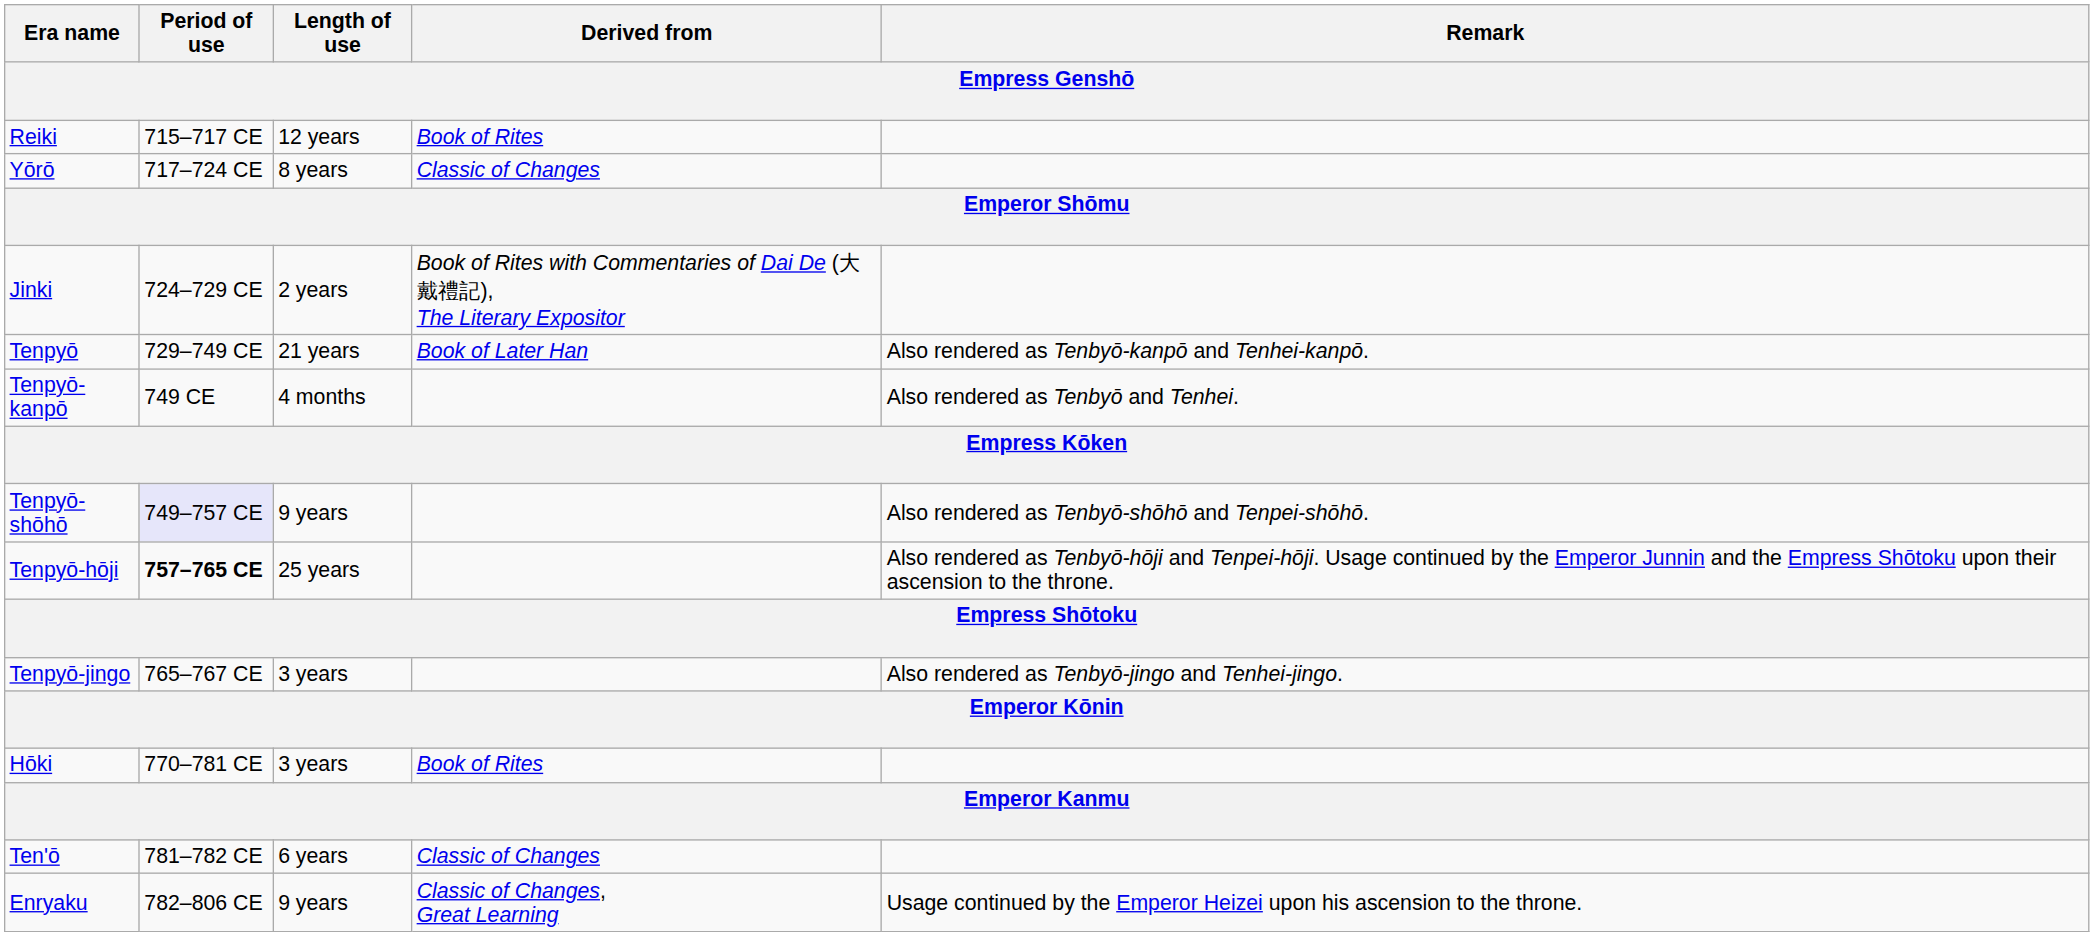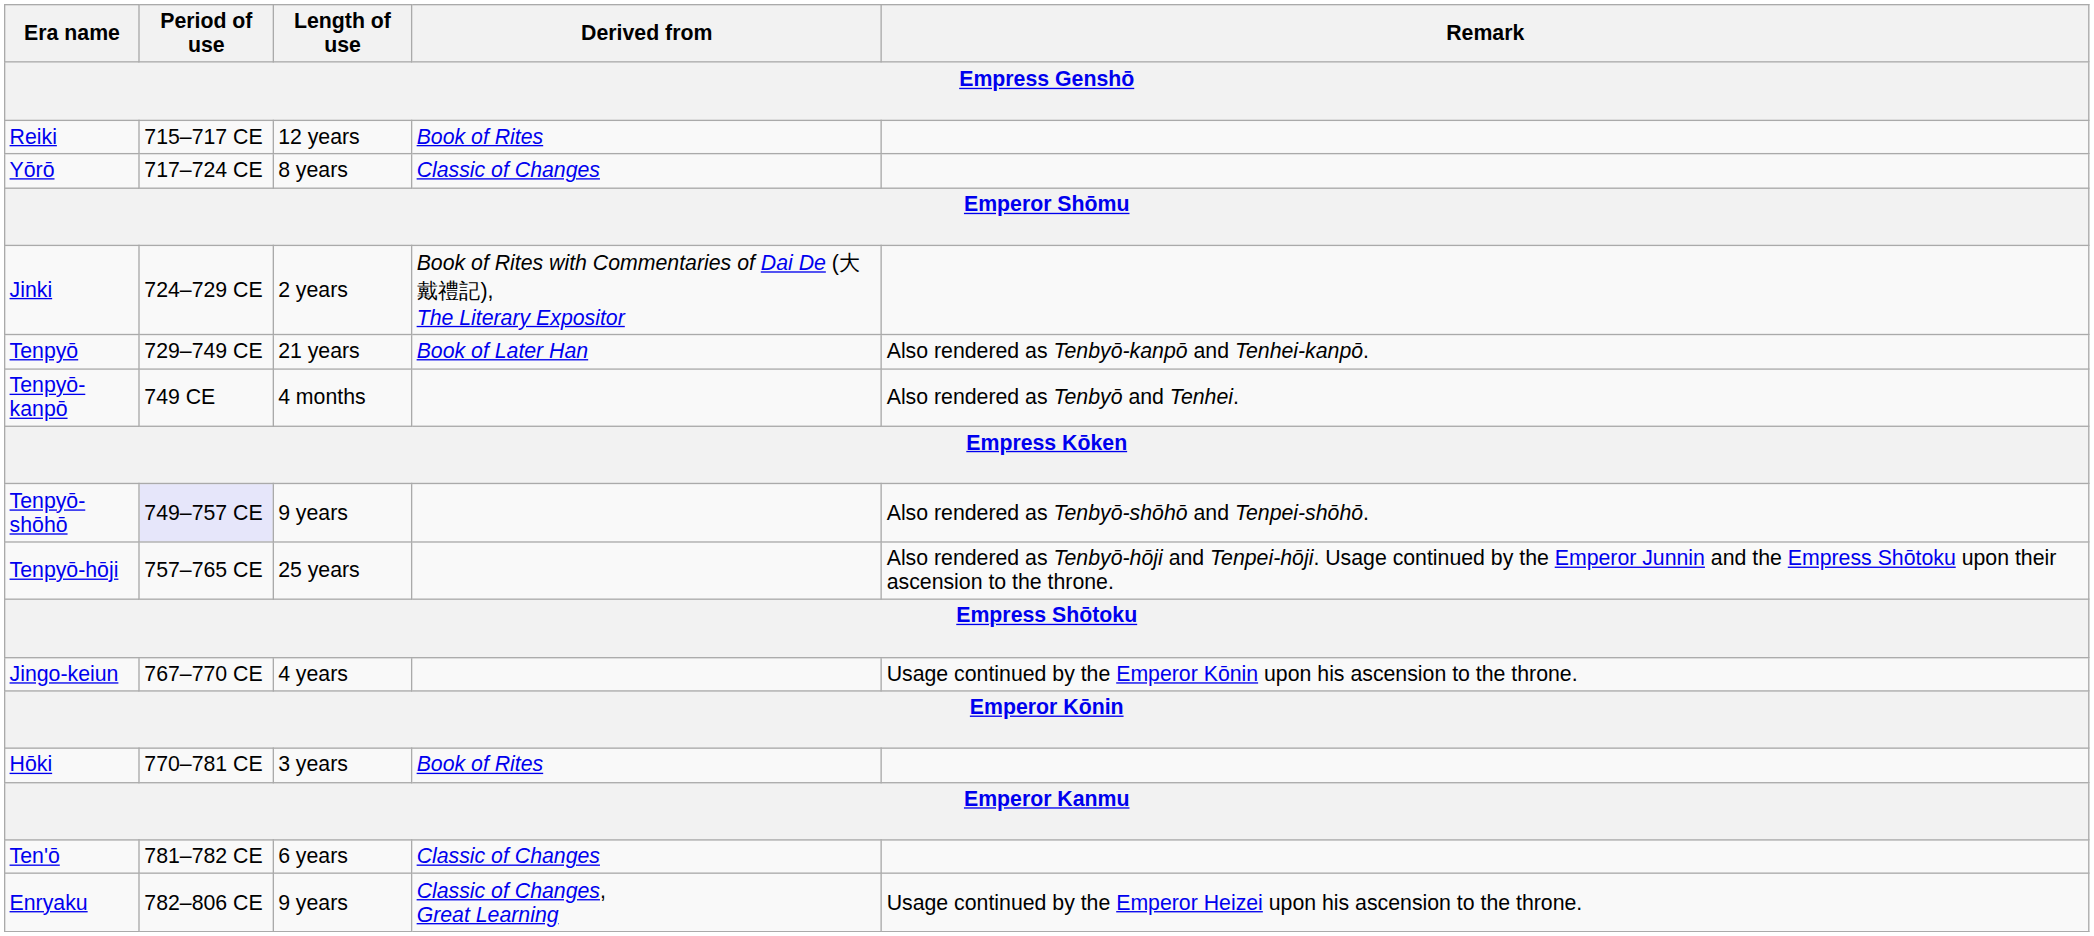(203, 570) bold -> (203, 570) normal
- row: (70, 673)
+ row: (64, 673)
